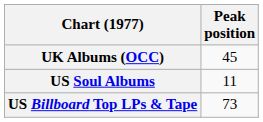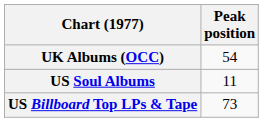(230, 57) 45 -> (230, 57) 54
